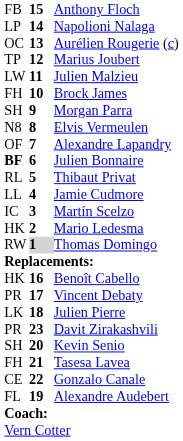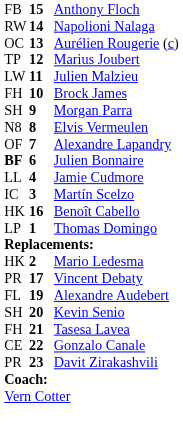(13, 26) LP -> (15, 26) RW
- row: (95, 177)
rows swapped: (99, 228) <-> (97, 278)
(15, 245) RW -> (13, 228) LP
(33, 245) lightgrey background -> (33, 228) no background
- row: (90, 312)
rows swapped: (111, 396) <-> (106, 329)
